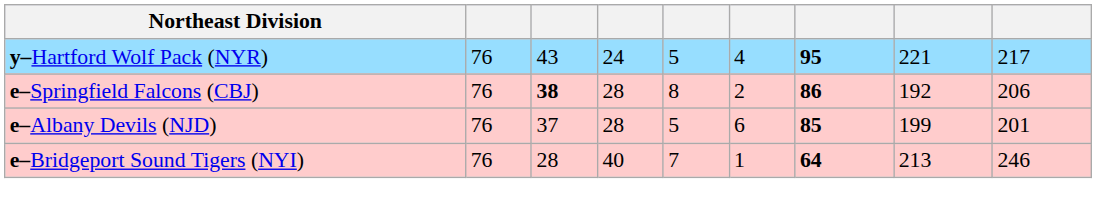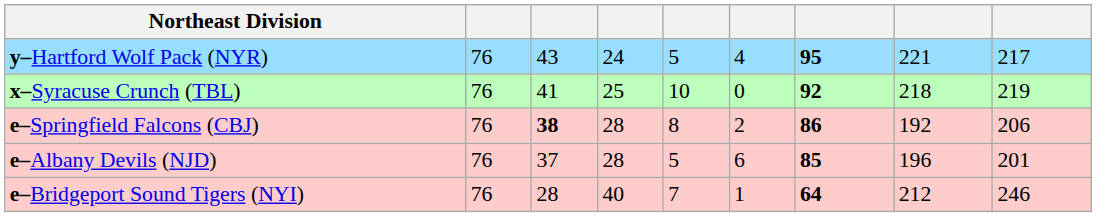+ row: (125, 90)
(915, 125) 199 -> (915, 159) 196
(915, 159) 213 -> (915, 194) 212
